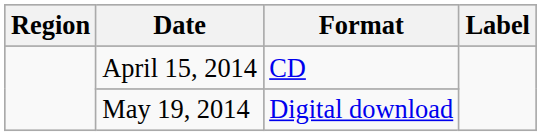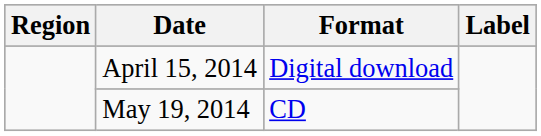(288, 67) CD -> (361, 67) Digital download
(361, 109) Digital download -> (288, 109) CD
